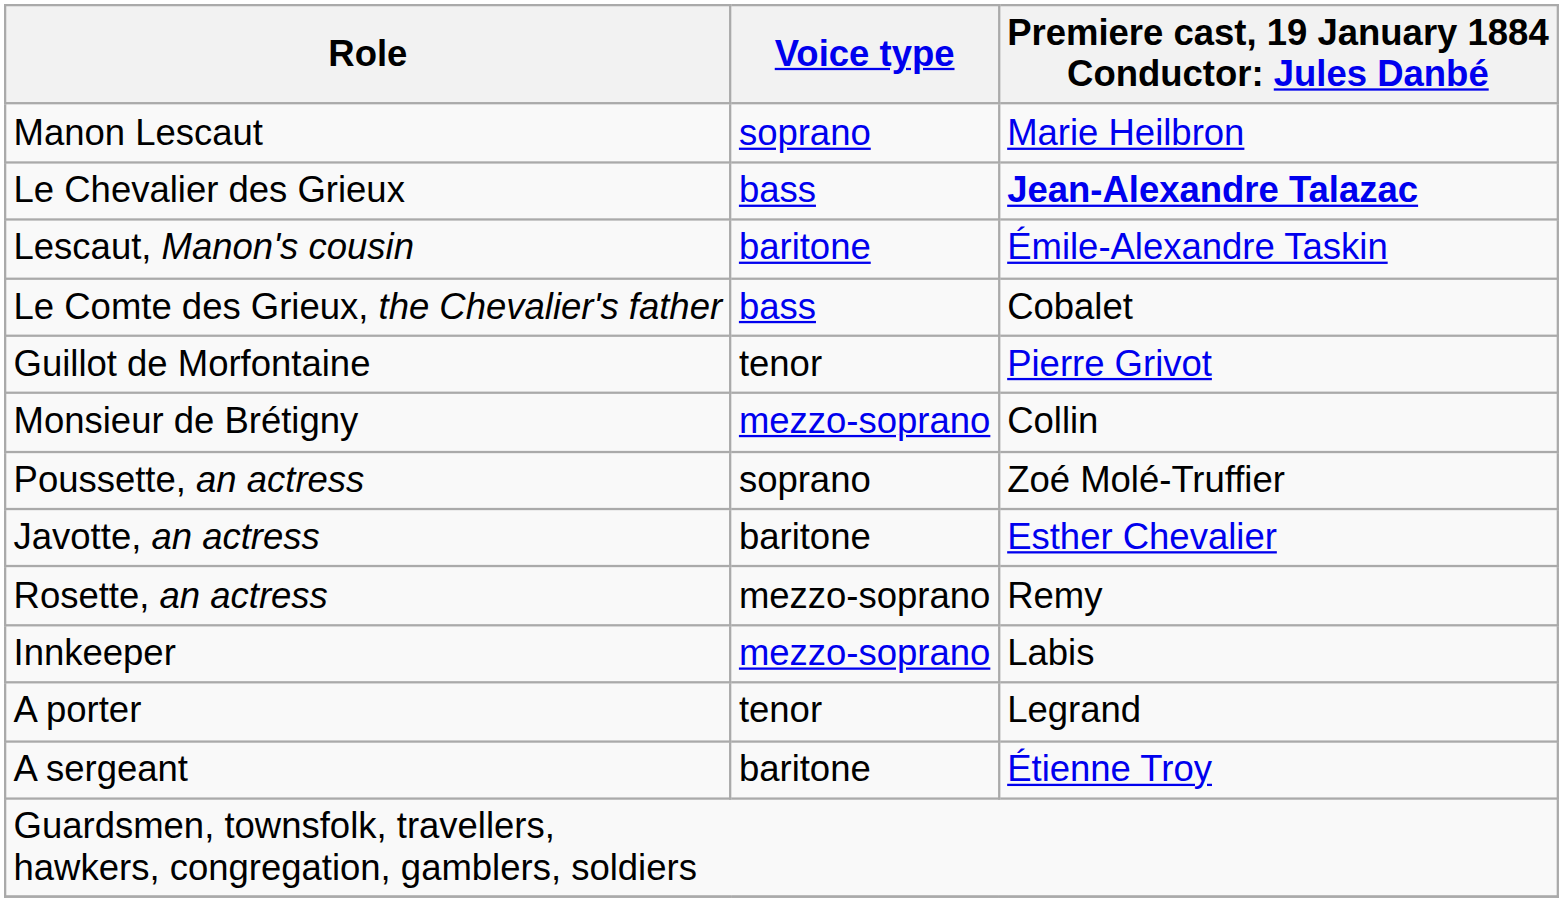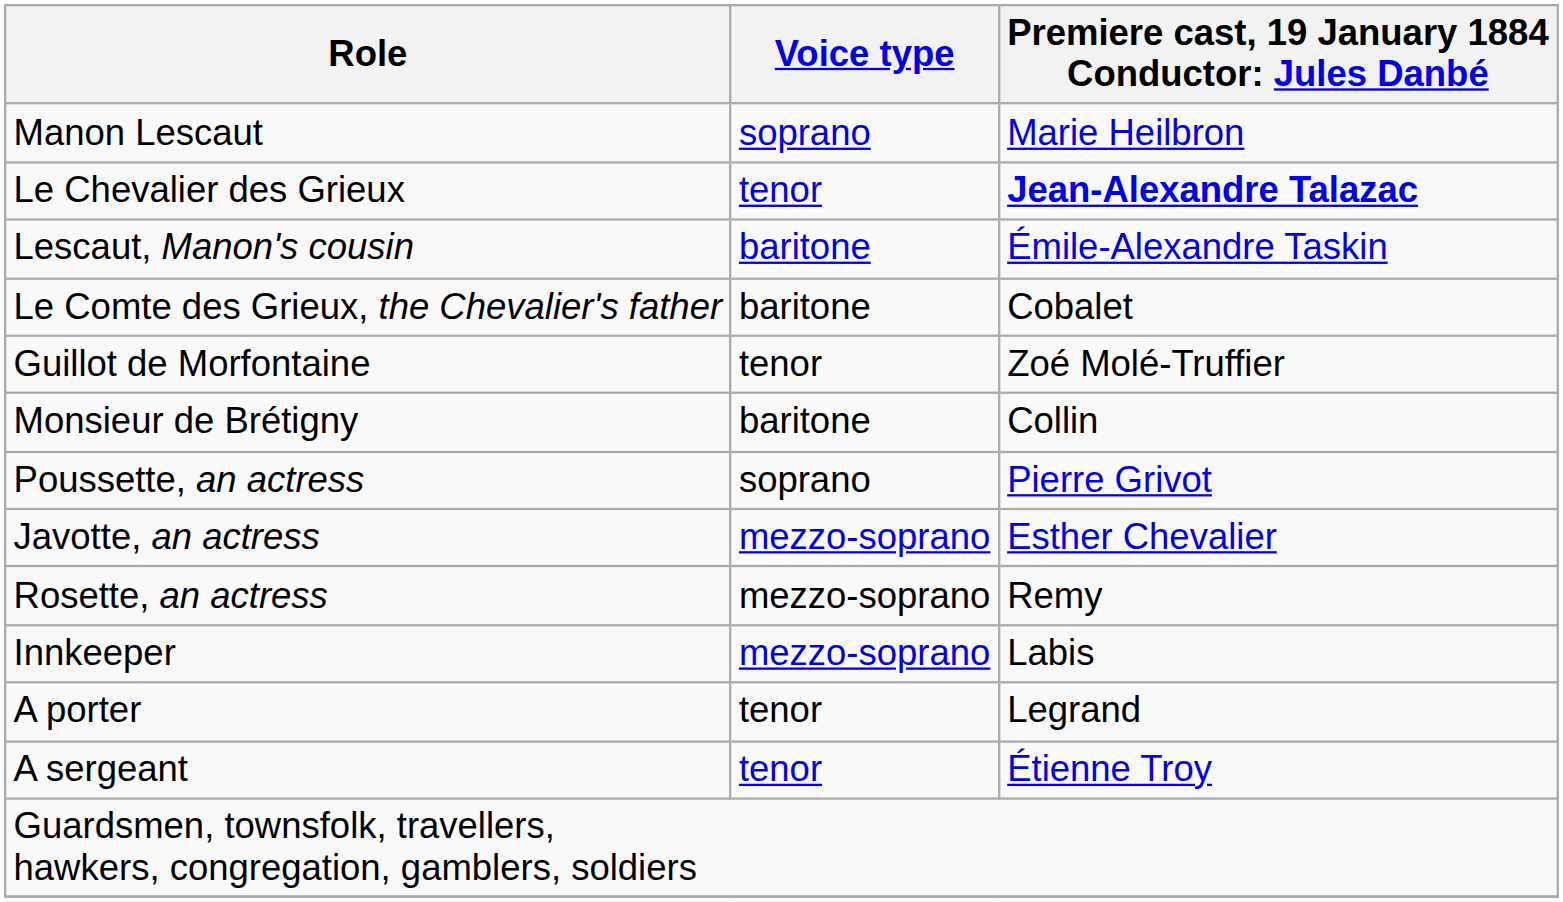(777, 190) bass -> (780, 190) tenor
(777, 305) bass -> (805, 305) baritone
(1110, 363) Pierre Grivot -> (1146, 363) Zoé Molé-Truffier
(865, 421) mezzo-soprano -> (805, 421) baritone
(1146, 479) Zoé Molé-Truffier -> (1110, 479) Pierre Grivot
(805, 537) baritone -> (865, 537) mezzo-soprano
(805, 768) baritone -> (780, 768) tenor
